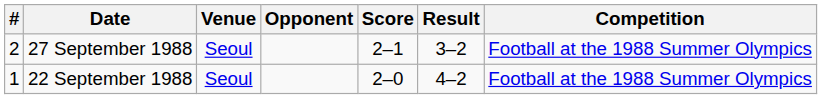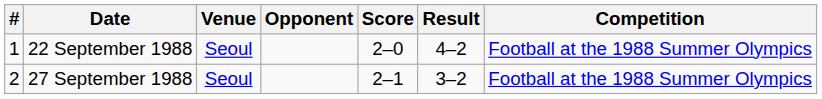rows swapped: (110, 78) <-> (110, 49)
